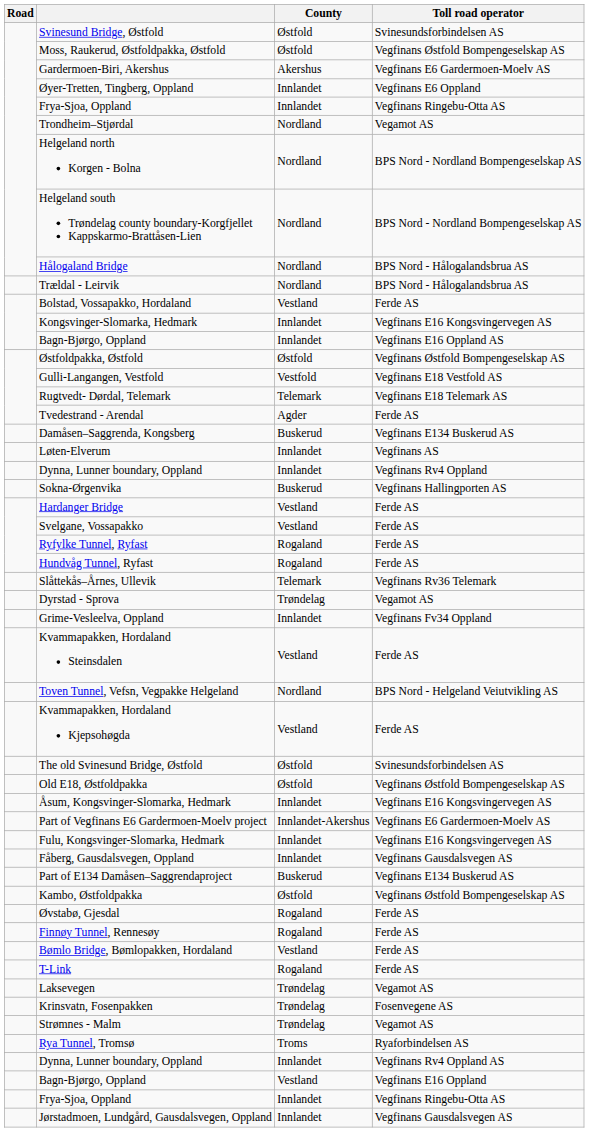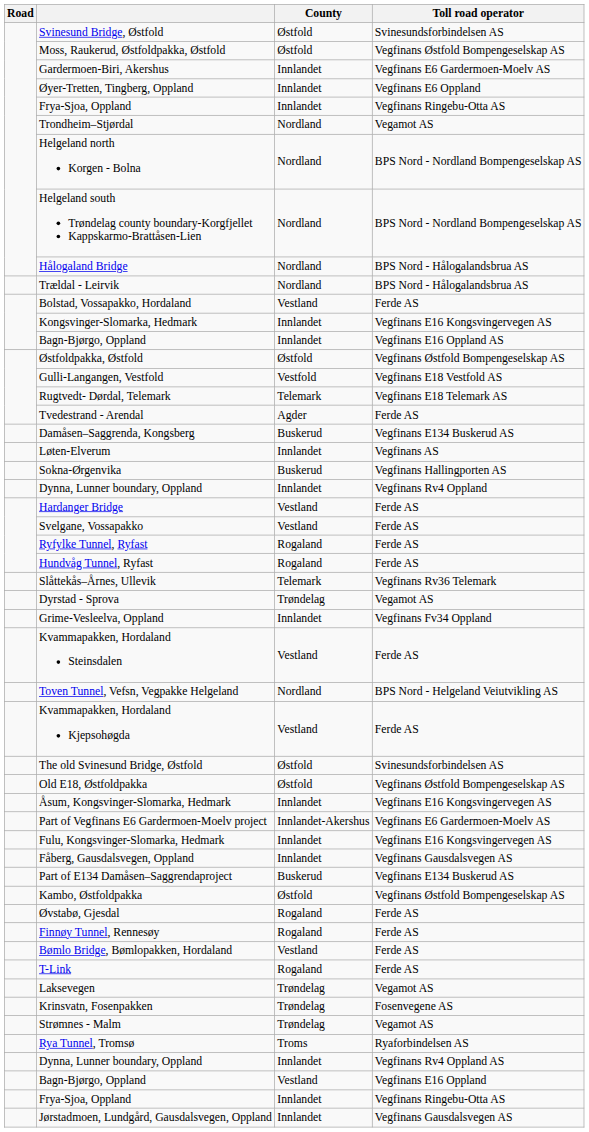(299, 69) Akershus -> (299, 69) Innlandet
rows swapped: (121, 470) <-> (80, 488)
